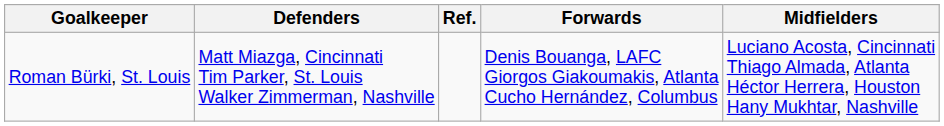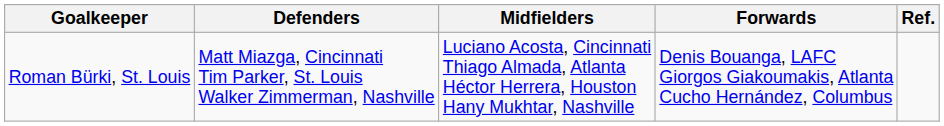columns swapped: (831, 18) <-> (460, 18)
